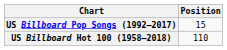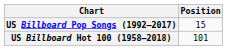(201, 38) 110 -> (201, 38) 101
